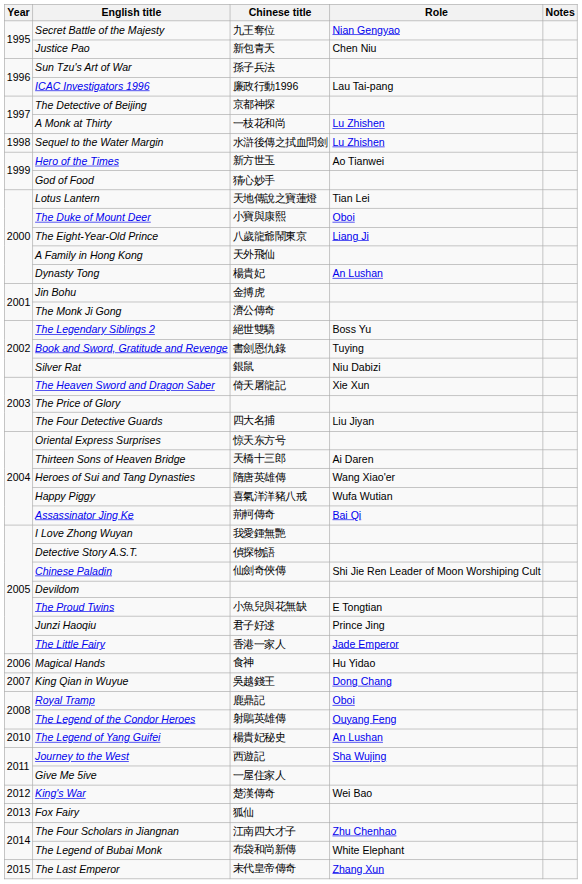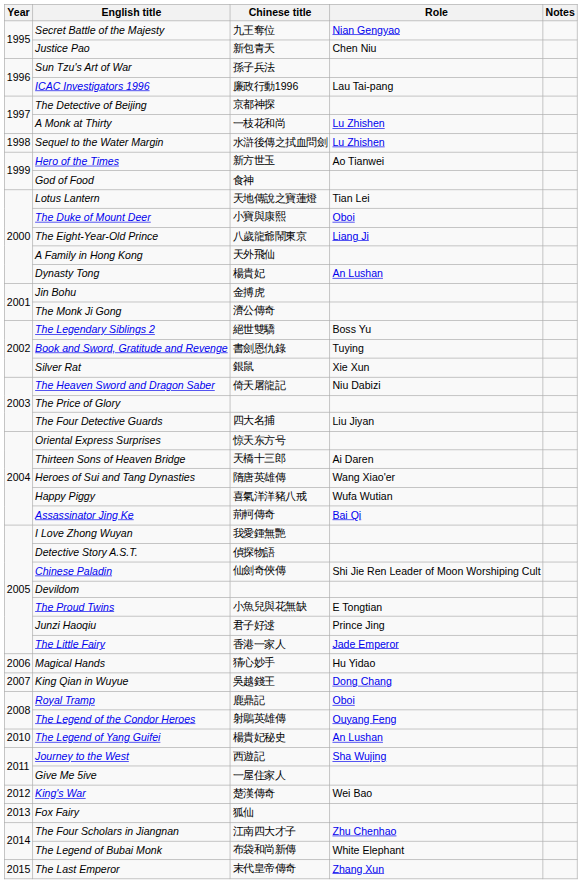(254, 180) 猜心妙手 -> (243, 180) 食神
(357, 367) Niu Dabizi -> (351, 367) Xie Xun
(351, 386) Xie Xun -> (357, 386) Niu Dabizi
(243, 663) 食神 -> (254, 663) 猜心妙手
